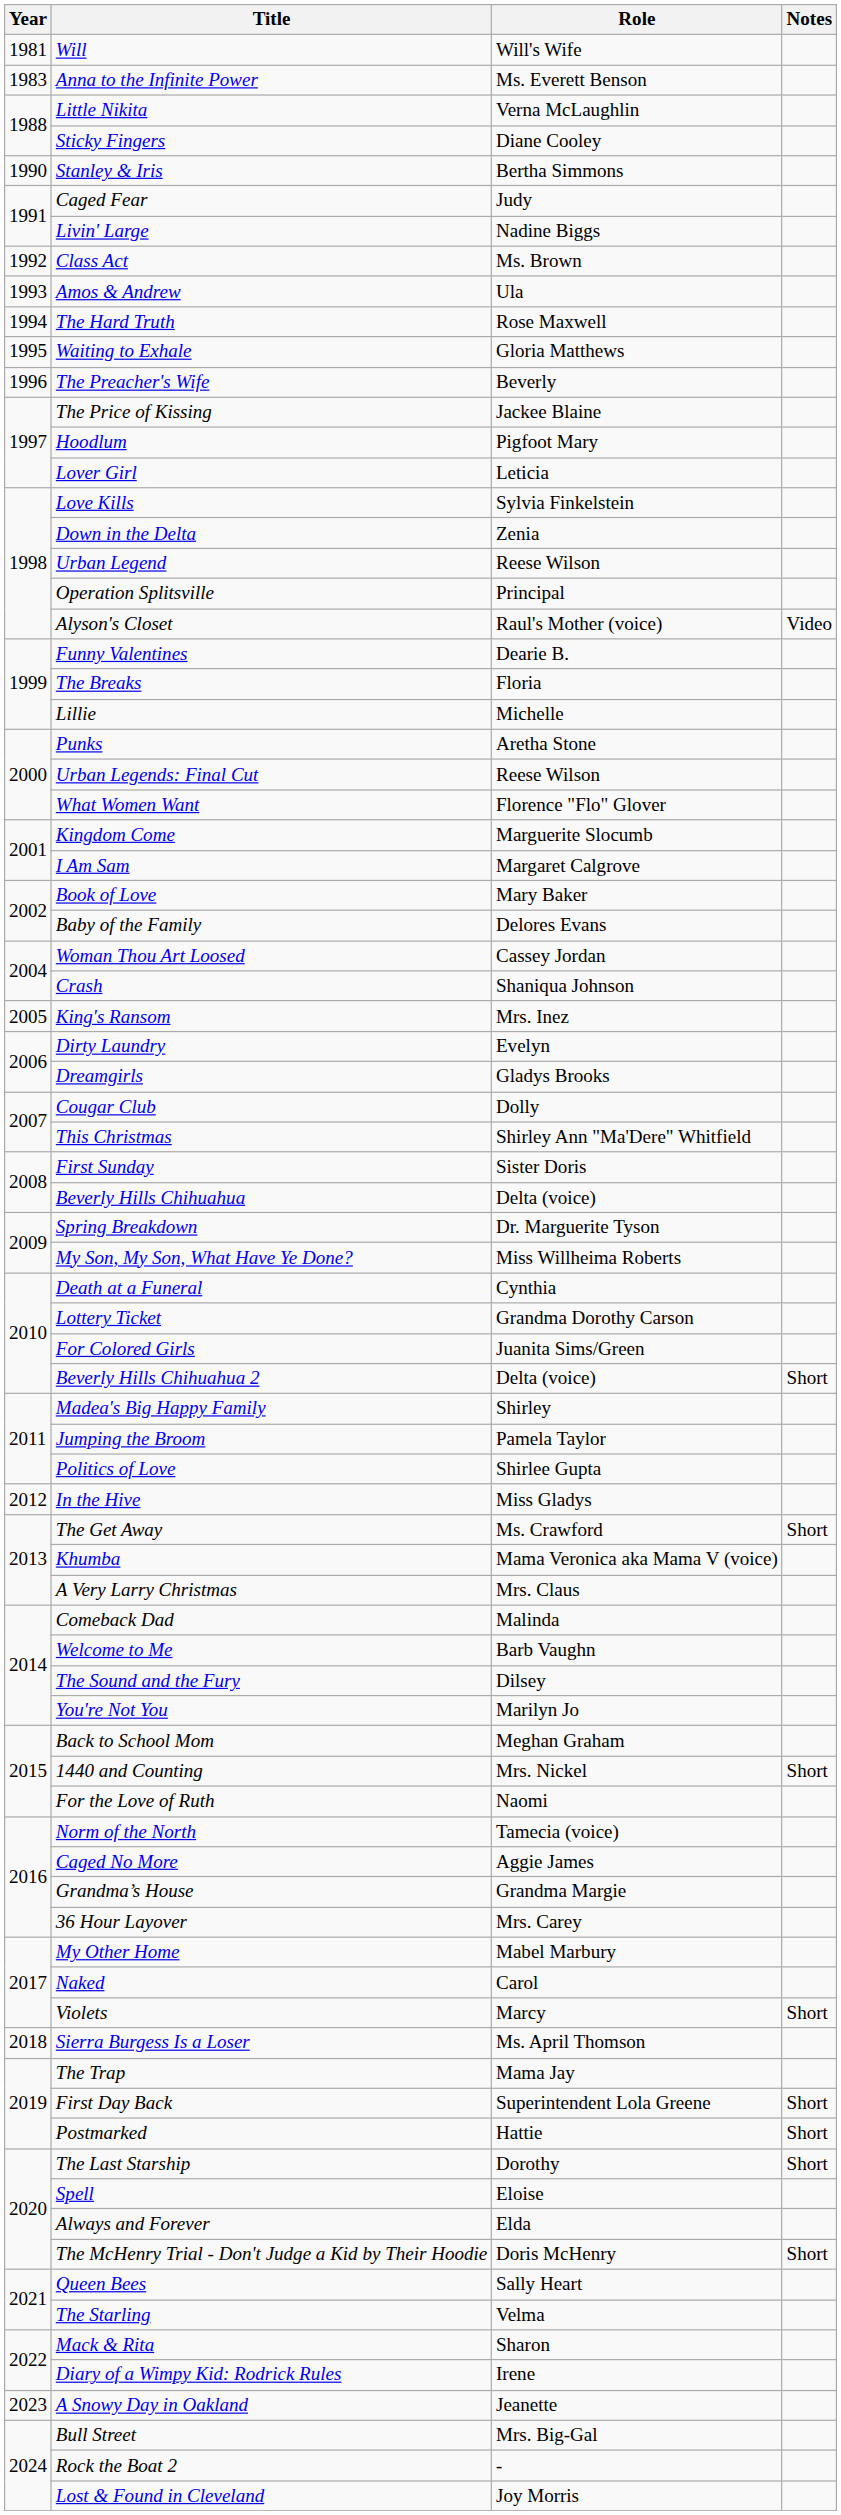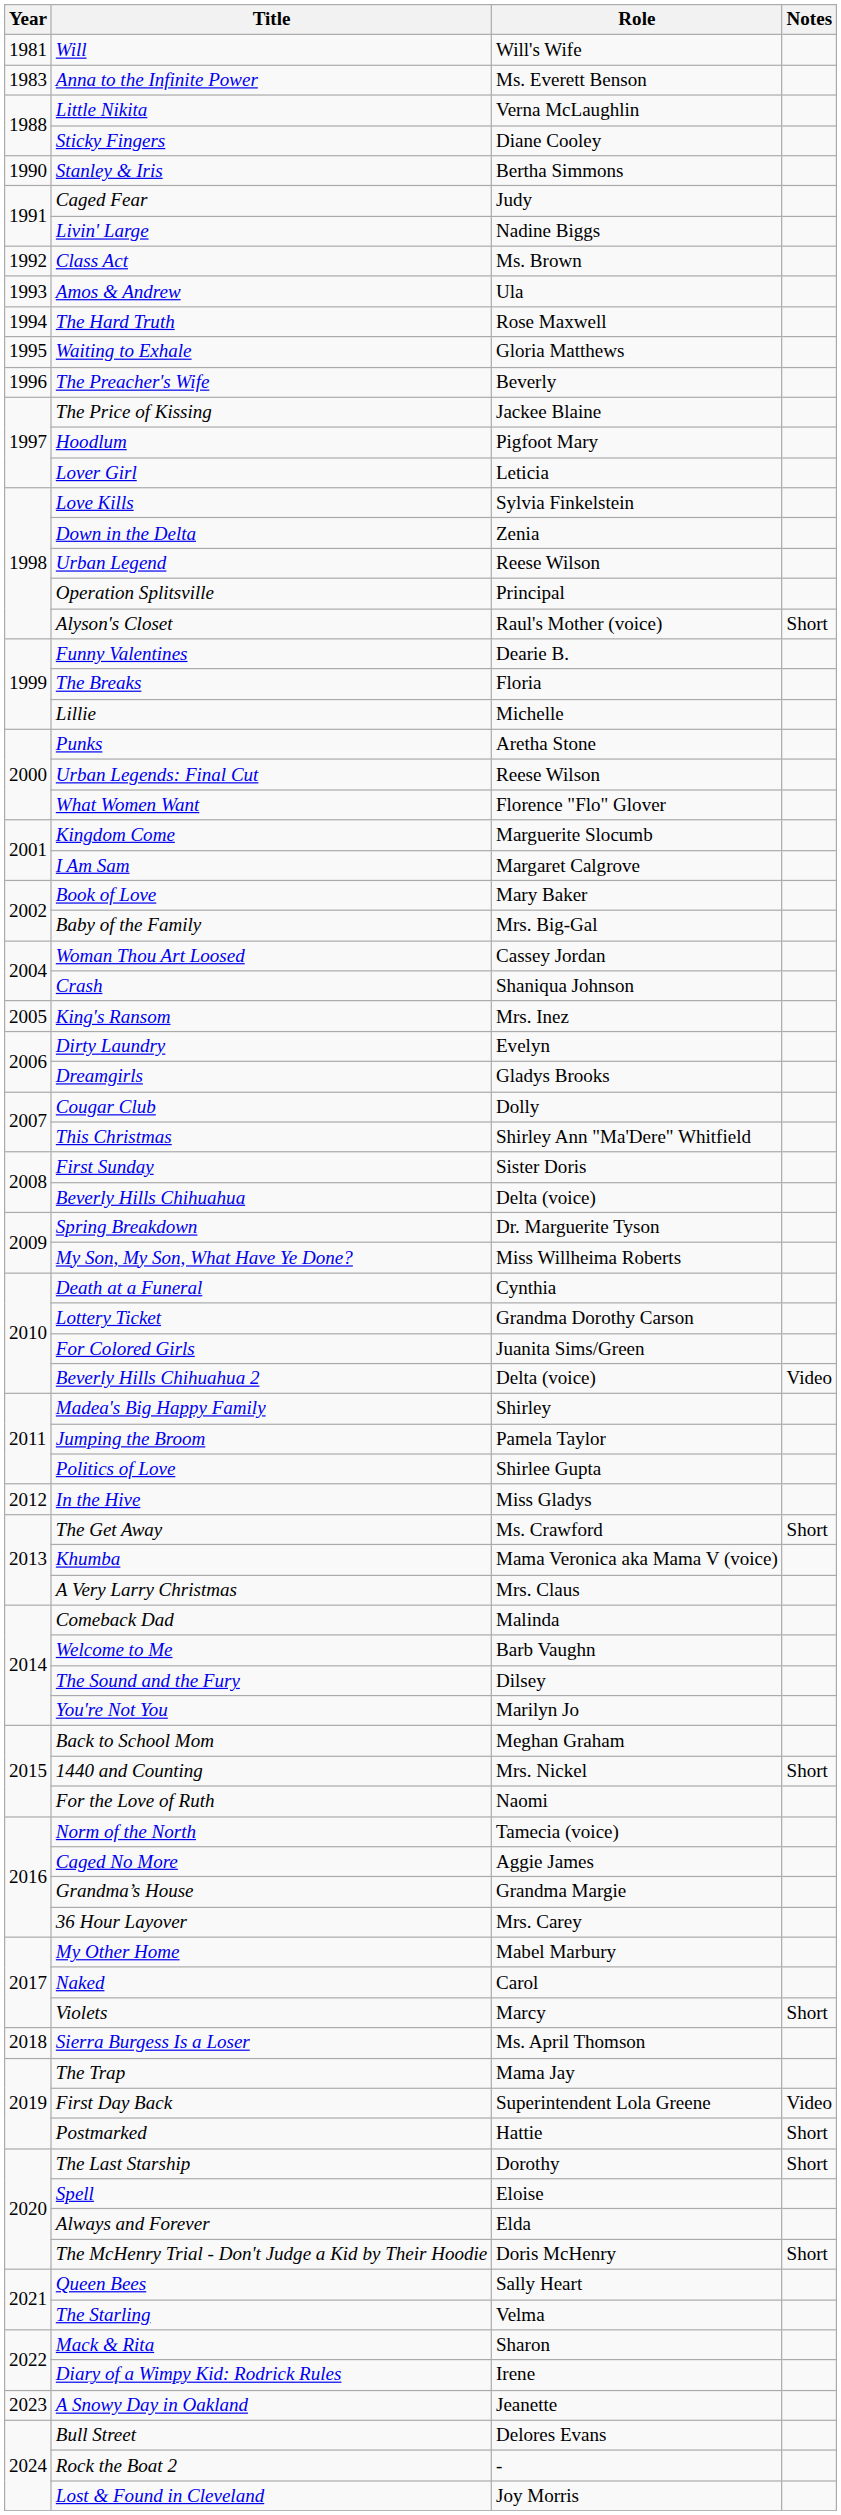(809, 623) Video -> (807, 623) Short
(551, 925) Delores Evans -> (547, 925) Mrs. Big-Gal
(807, 1378) Short -> (809, 1378) Video
(807, 2103) Short -> (809, 2103) Video
(547, 2435) Mrs. Big-Gal -> (551, 2435) Delores Evans
